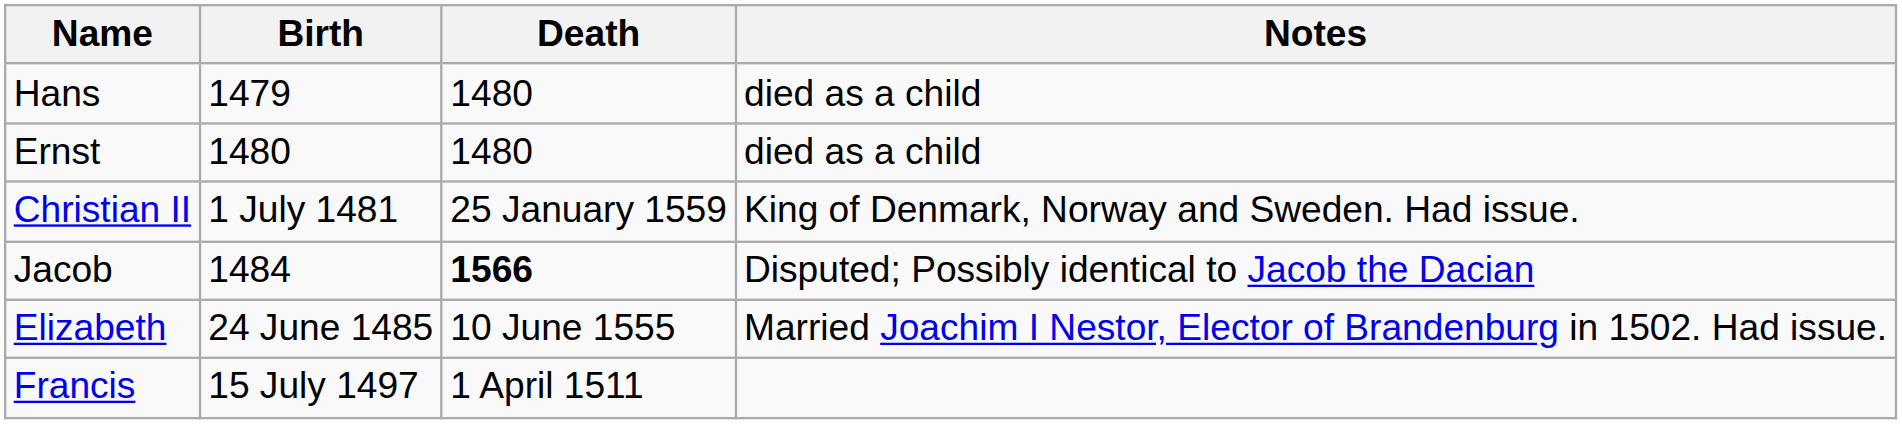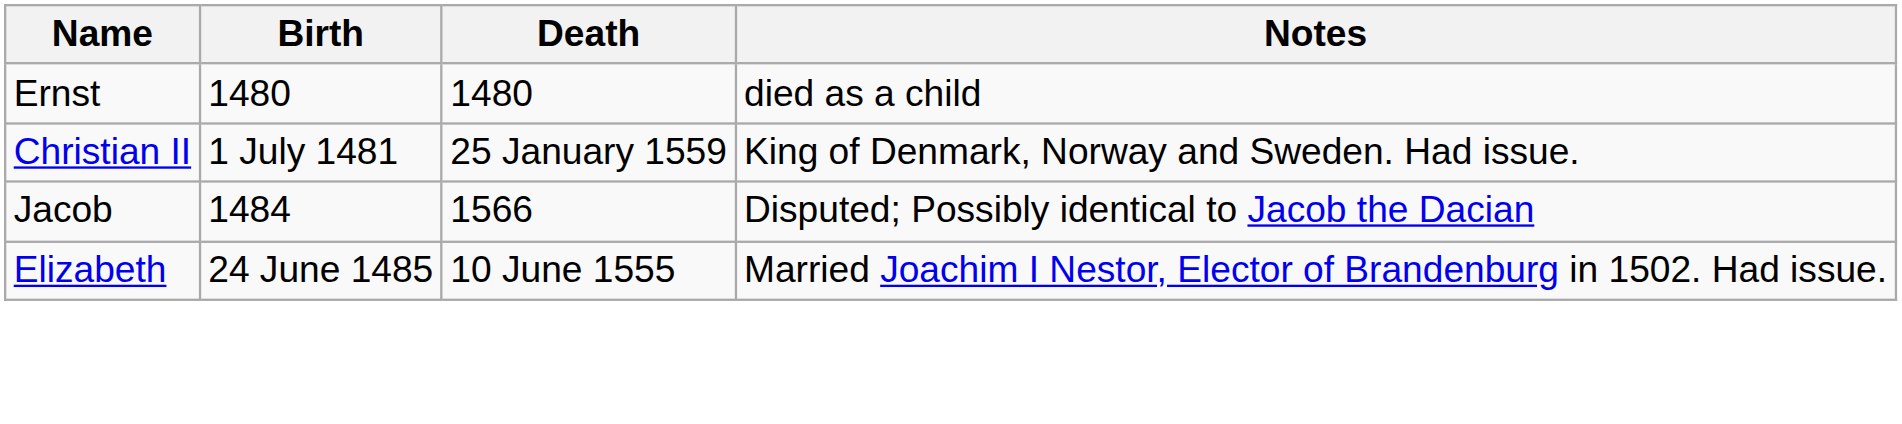- row: (57, 92)
(492, 269) bold -> (492, 210) normal
- row: (75, 387)
